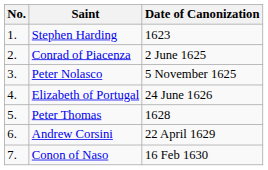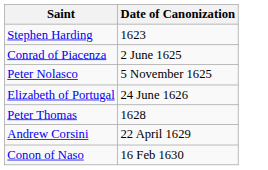- column: (17, 14)
